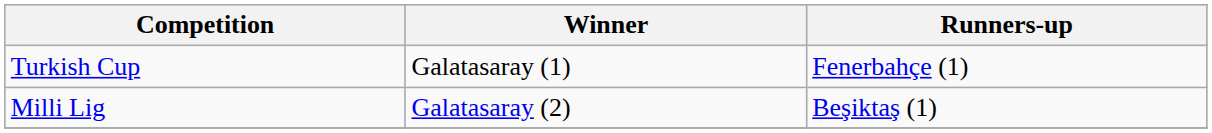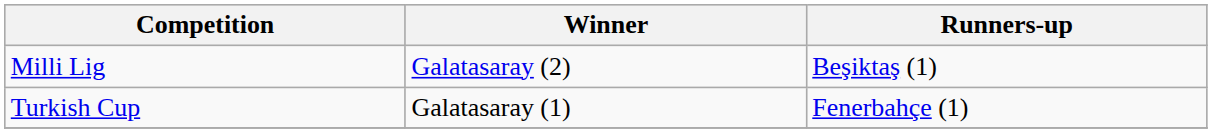rows swapped: (58, 107) <-> (75, 66)
